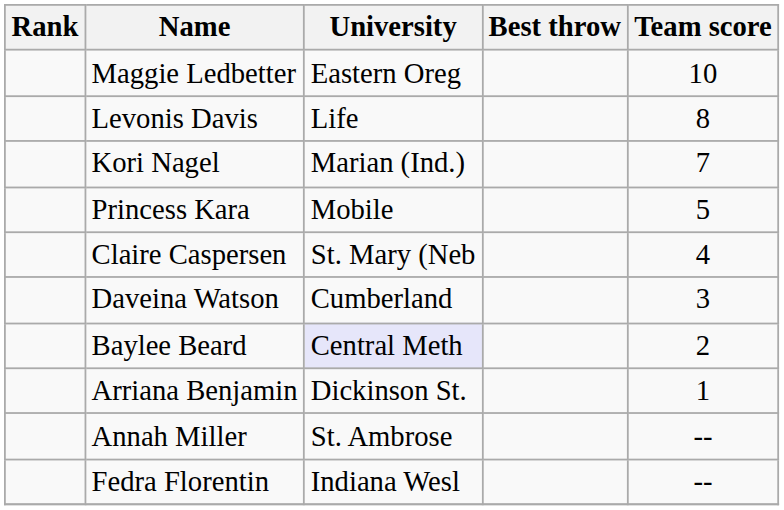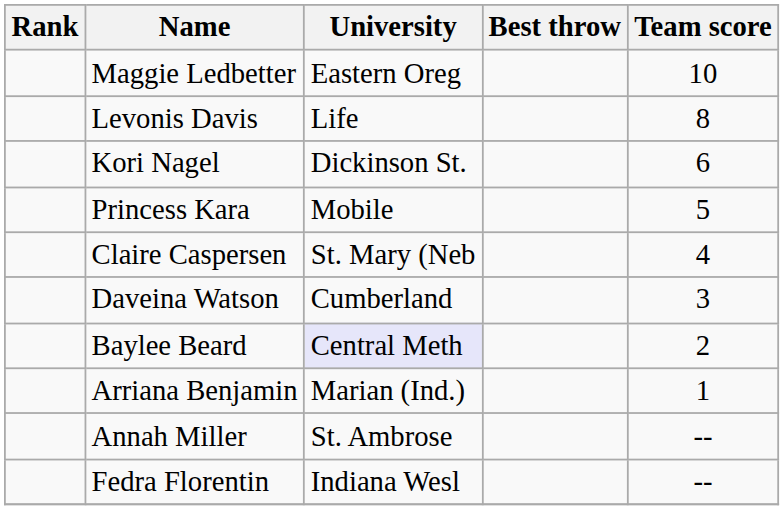(388, 163) Marian (Ind.) -> (389, 163) Dickinson St.
(703, 163) 7 -> (703, 163) 6
(389, 390) Dickinson St. -> (388, 390) Marian (Ind.)
